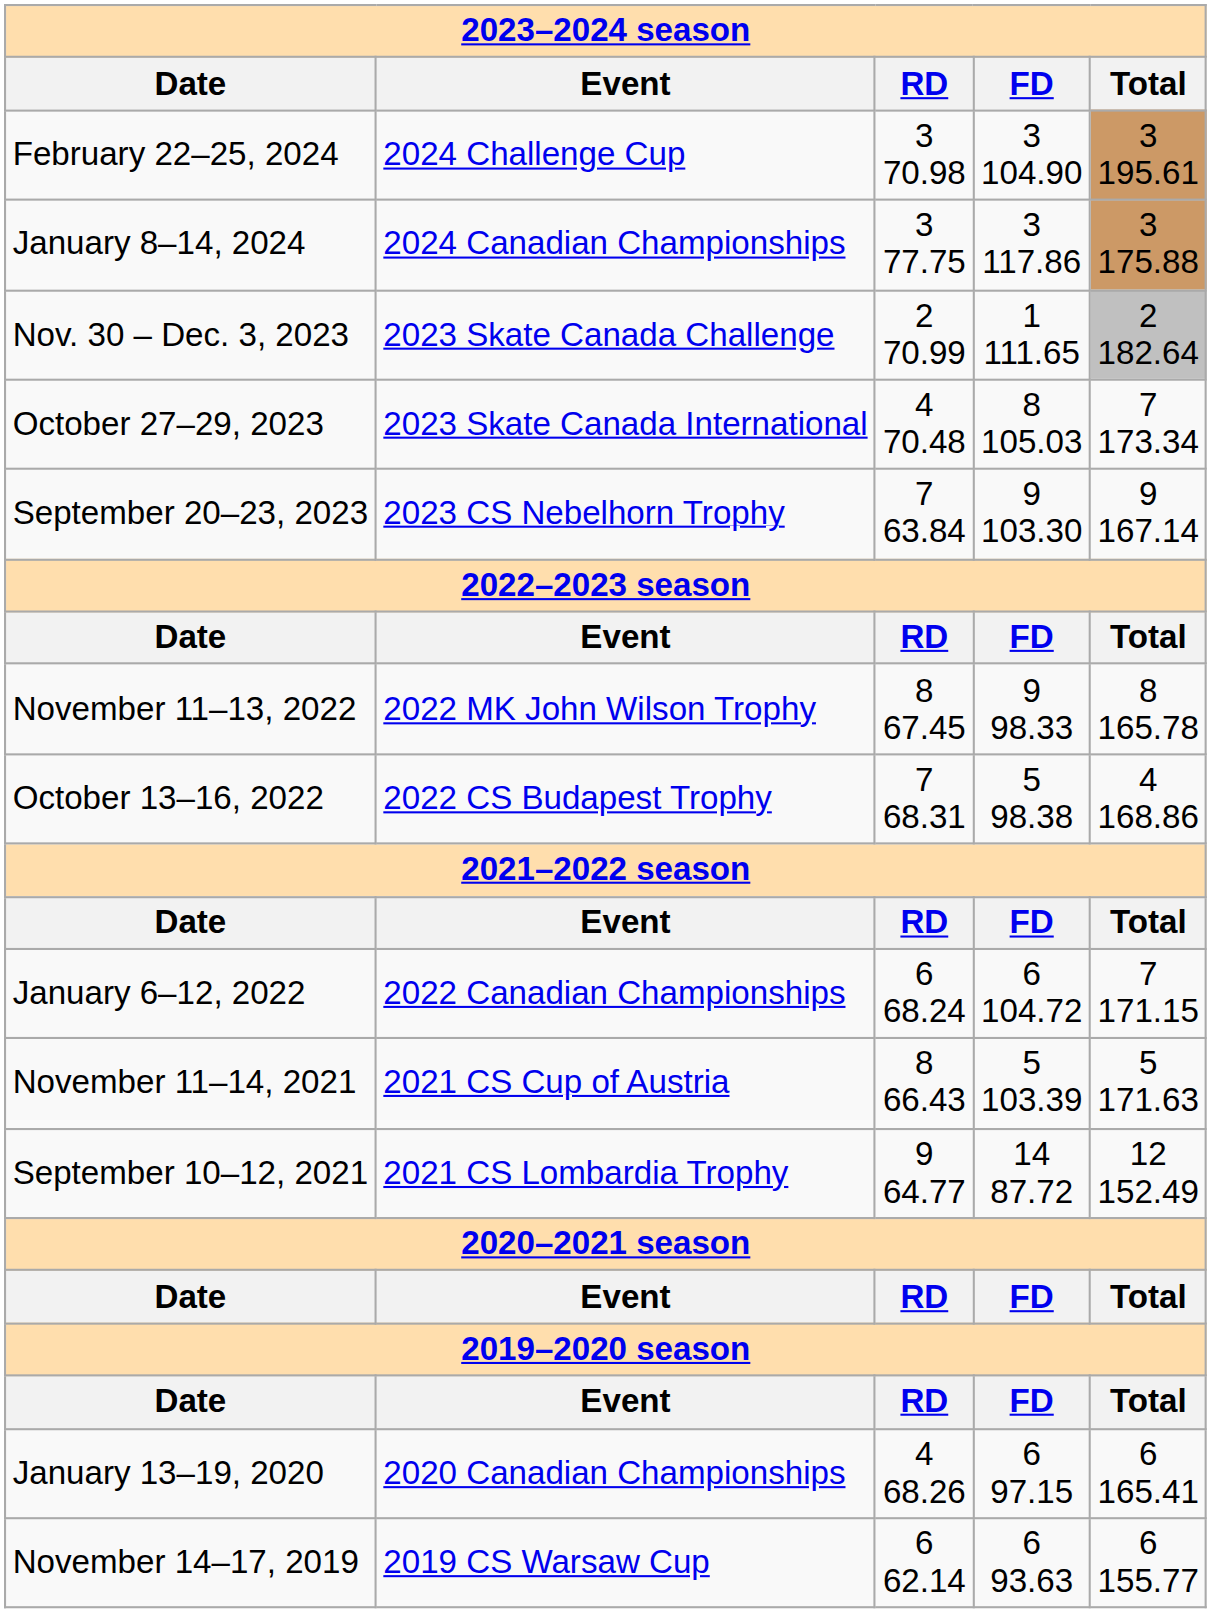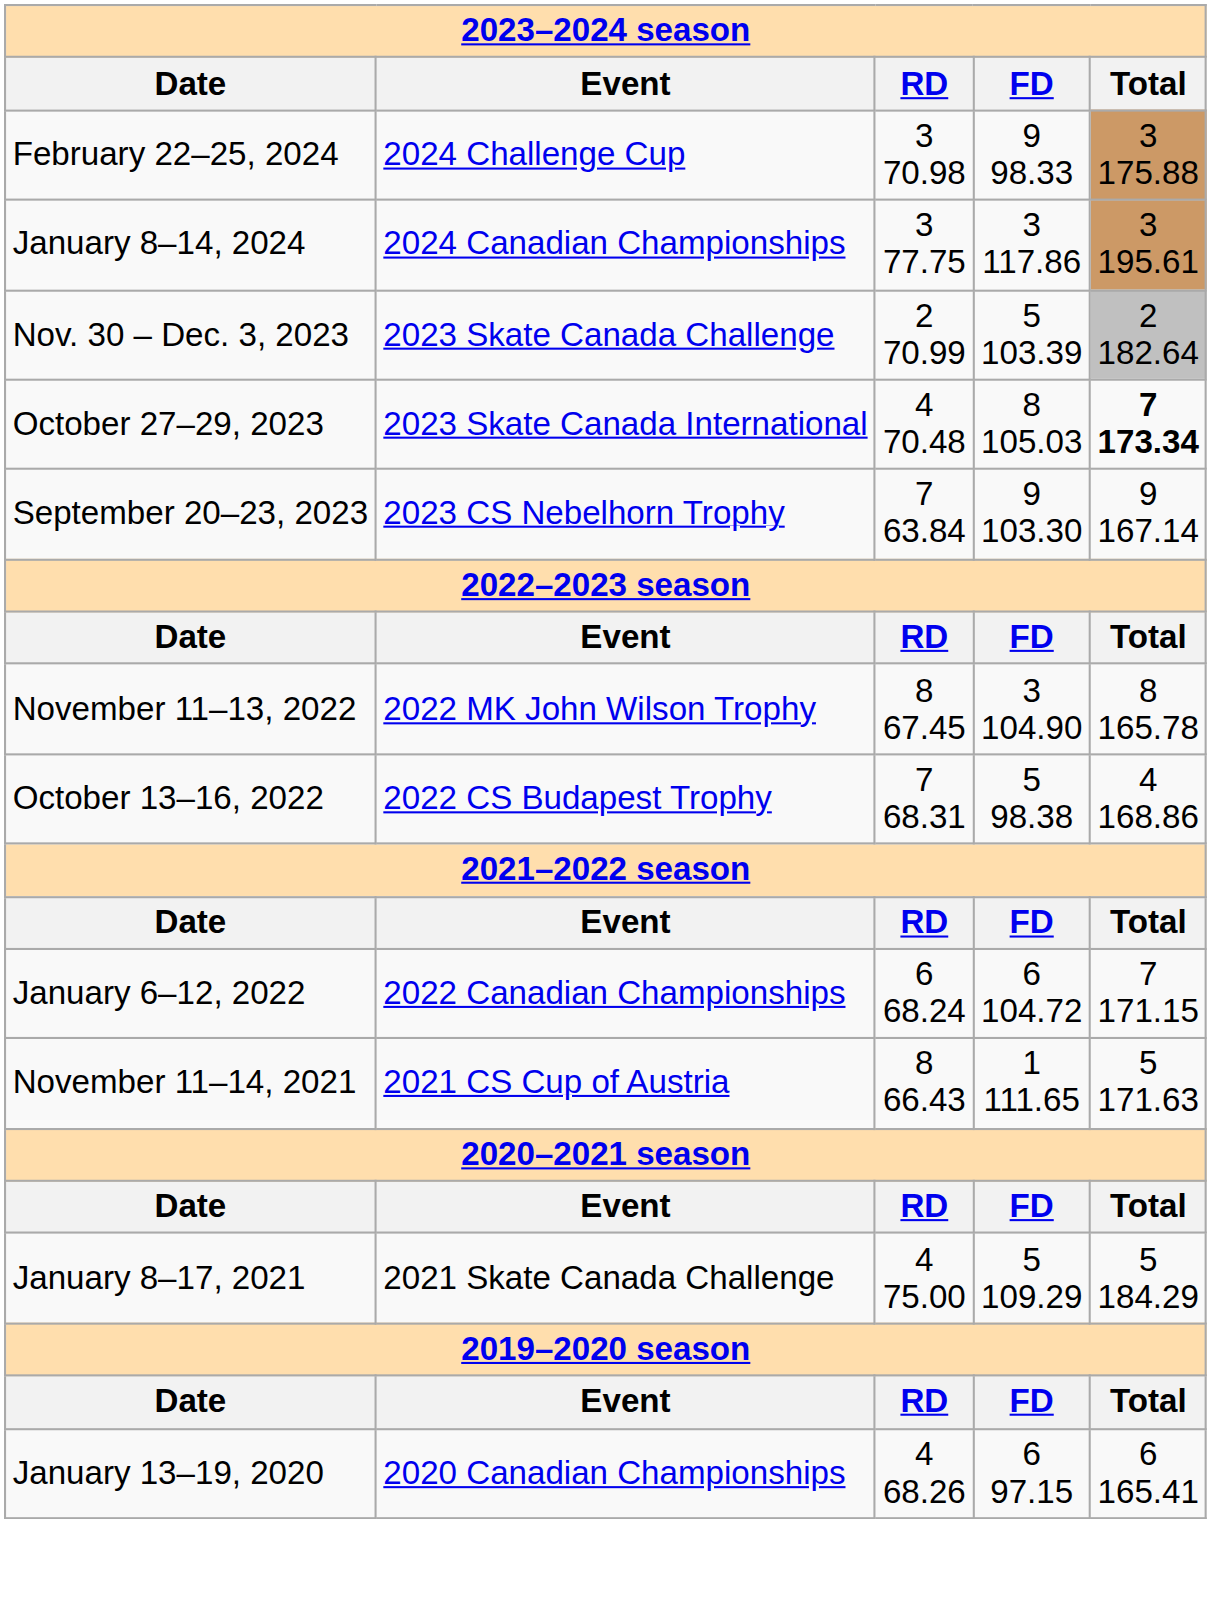(1032, 154) 3 104.90 -> (1032, 154) 9 98.33
(1148, 154) 3 195.61 -> (1148, 154) 3 175.88
(1148, 244) 3 175.88 -> (1148, 244) 3 195.61
(1032, 334) 1 111.65 -> (1032, 334) 5 103.39
(1148, 423) normal -> (1148, 423) bold
(1032, 708) 9 98.33 -> (1032, 708) 3 104.90
(1032, 1082) 5 103.39 -> (1032, 1082) 1 111.65
- row: (190, 1172)
+ row: (159, 1277)
- row: (186, 1562)
